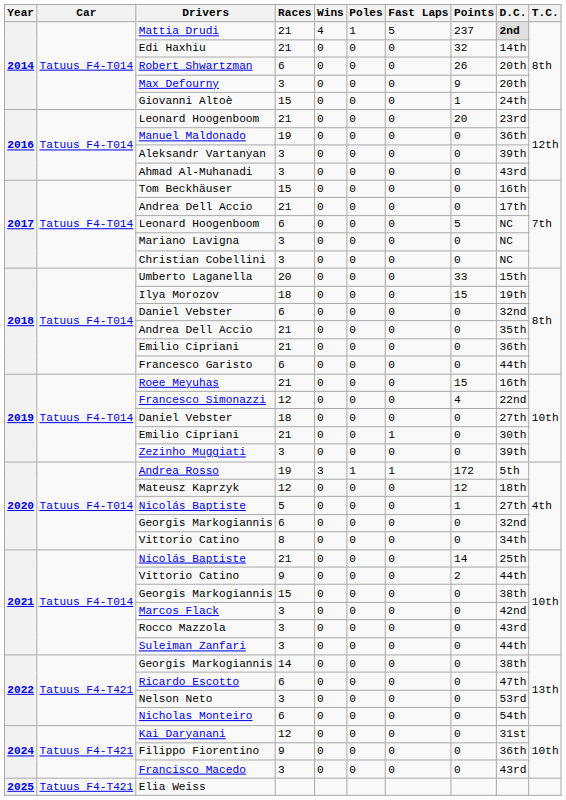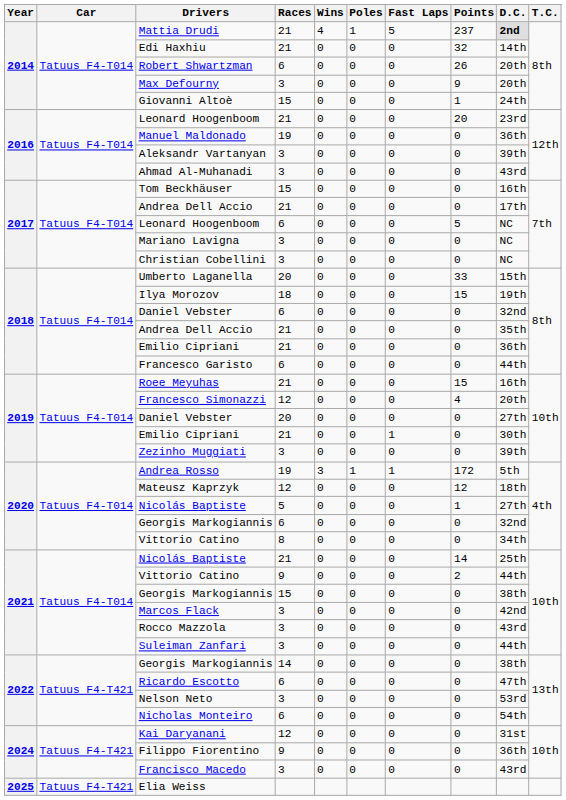(513, 400) 22nd -> (513, 400) 20th
(285, 418) 18 -> (285, 418) 20
